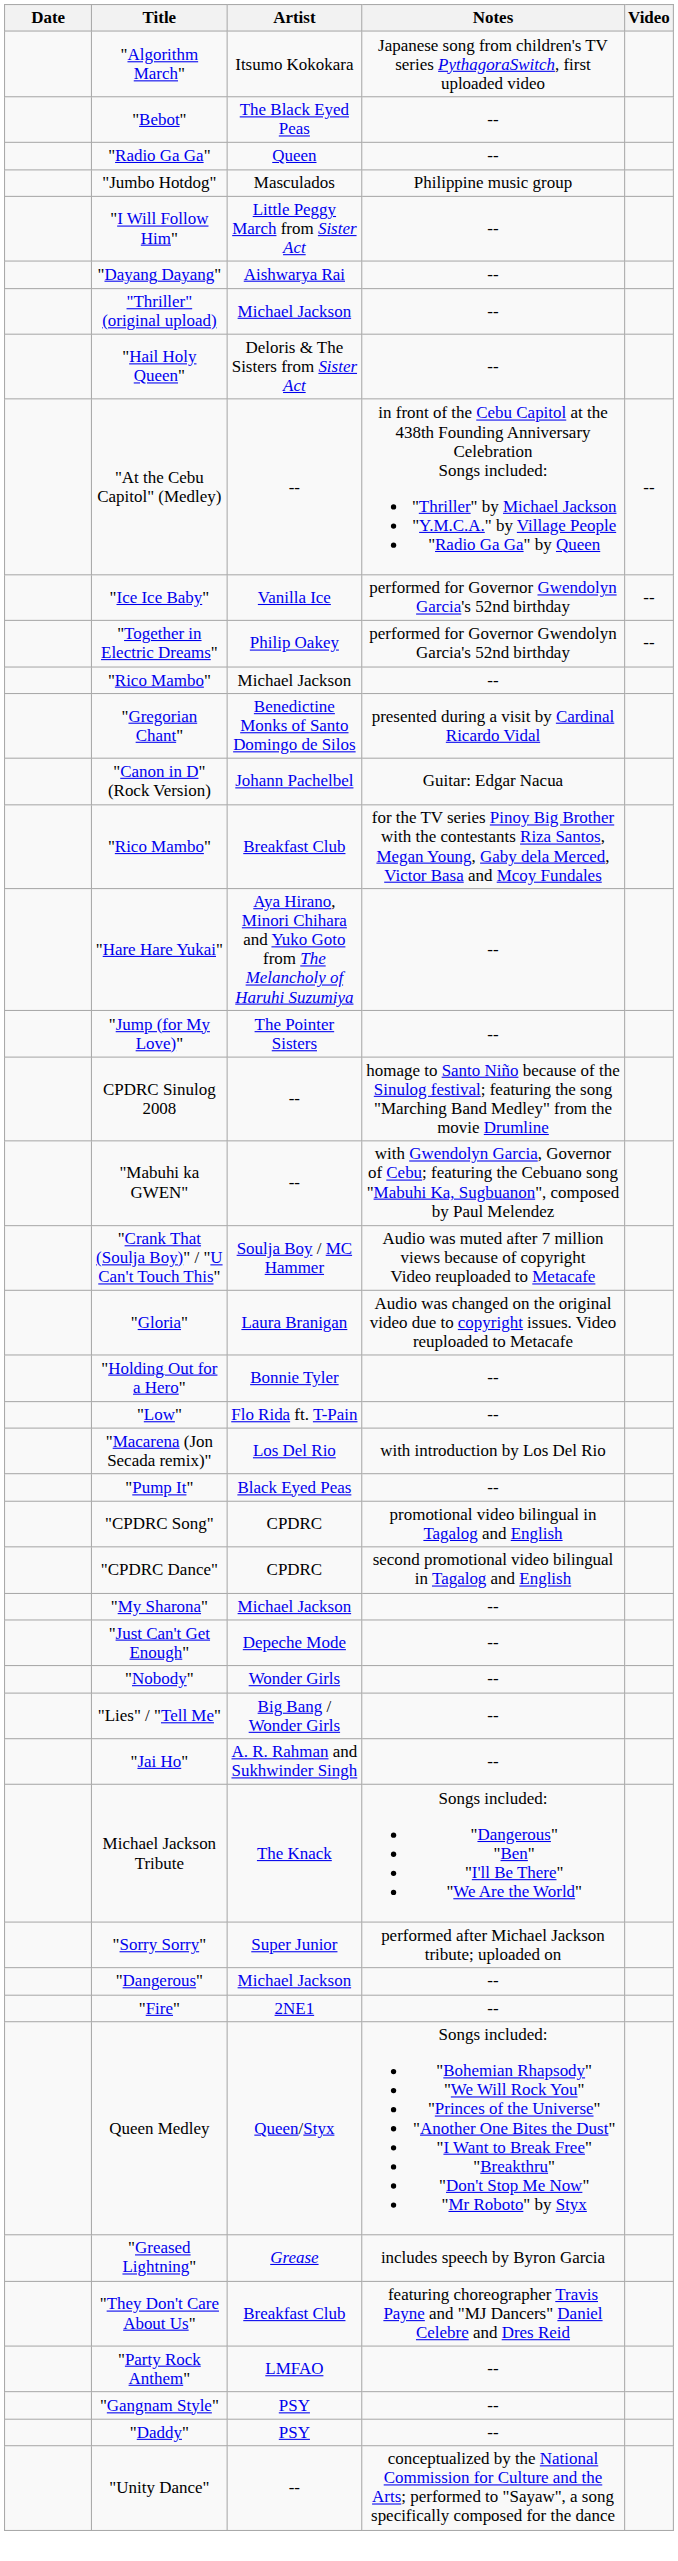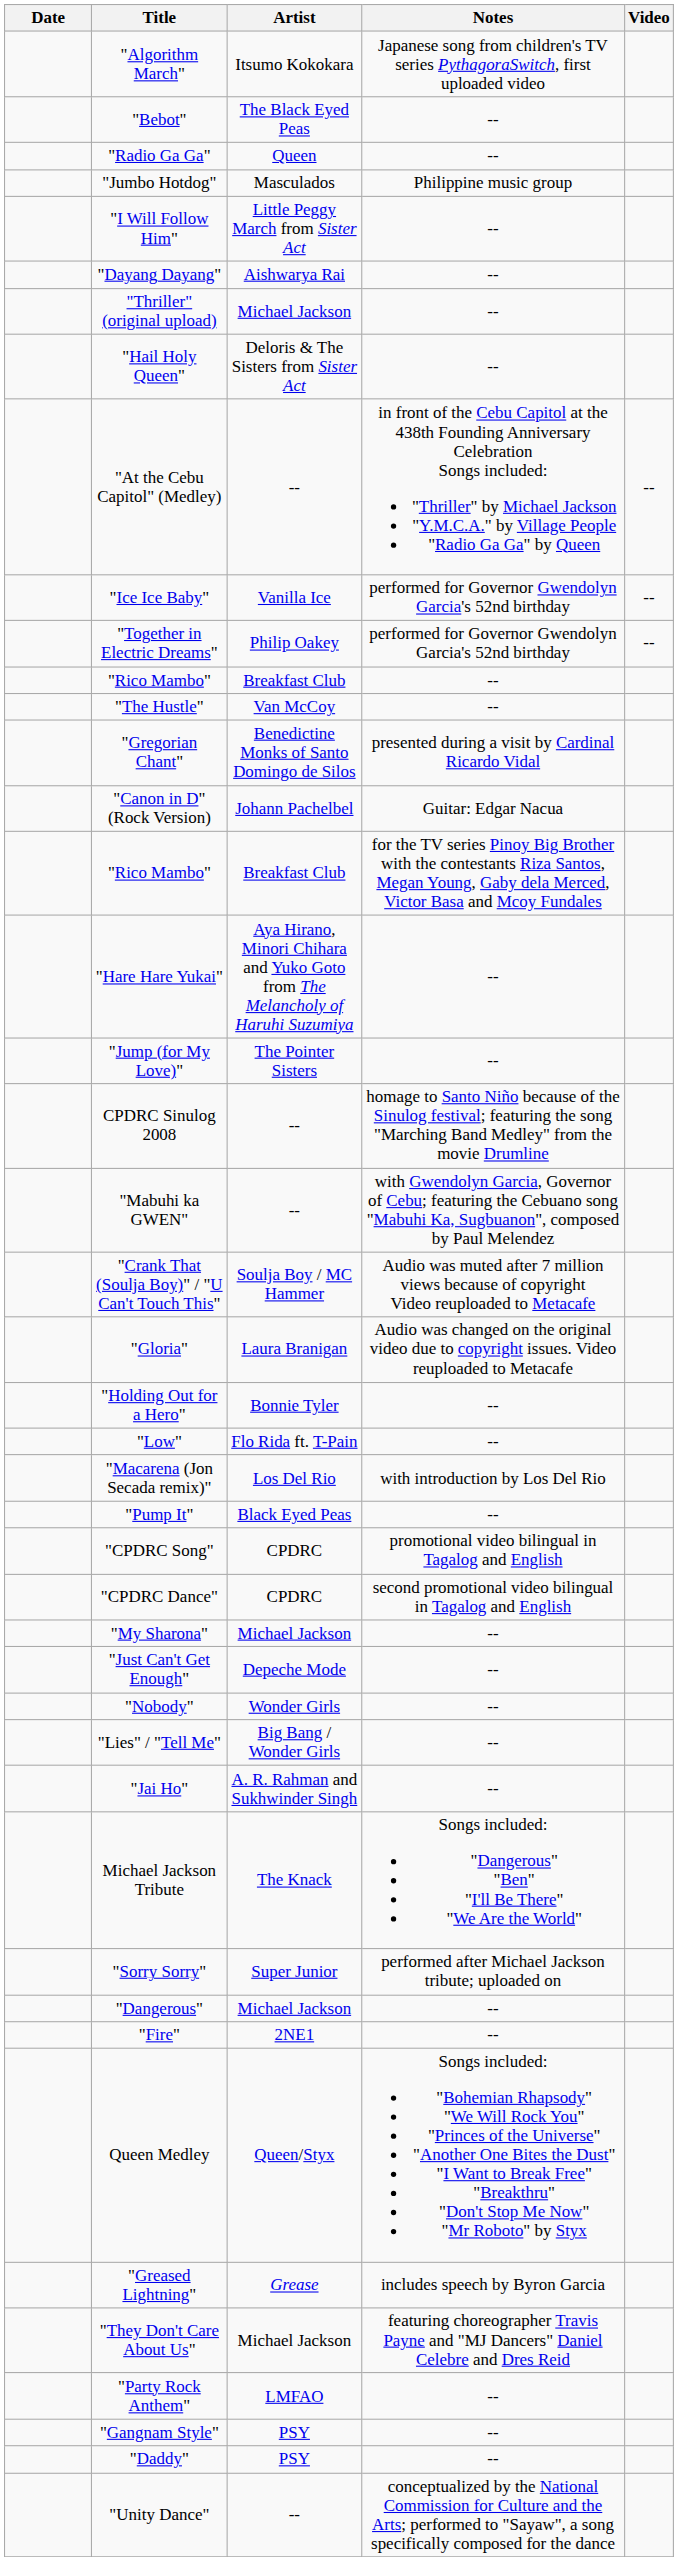(294, 679) Michael Jackson -> (294, 679) Breakfast Club
+ row: (159, 706)
(294, 2313) Breakfast Club -> (294, 2340) Michael Jackson
